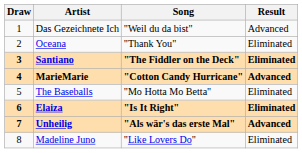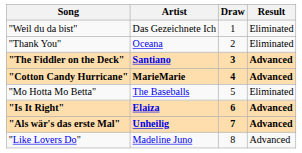columns swapped: (19, 12) <-> (183, 12)
(268, 28) Advanced -> (272, 28) Eliminated
(271, 60) Eliminated -> (271, 60) Advanced
(271, 108) Eliminated -> (271, 108) Advanced
(270, 140) Eliminated -> (270, 140) Advanced
